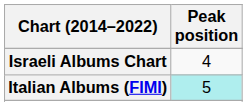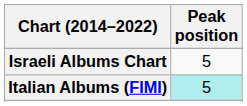(207, 61) 4 -> (207, 61) 5
